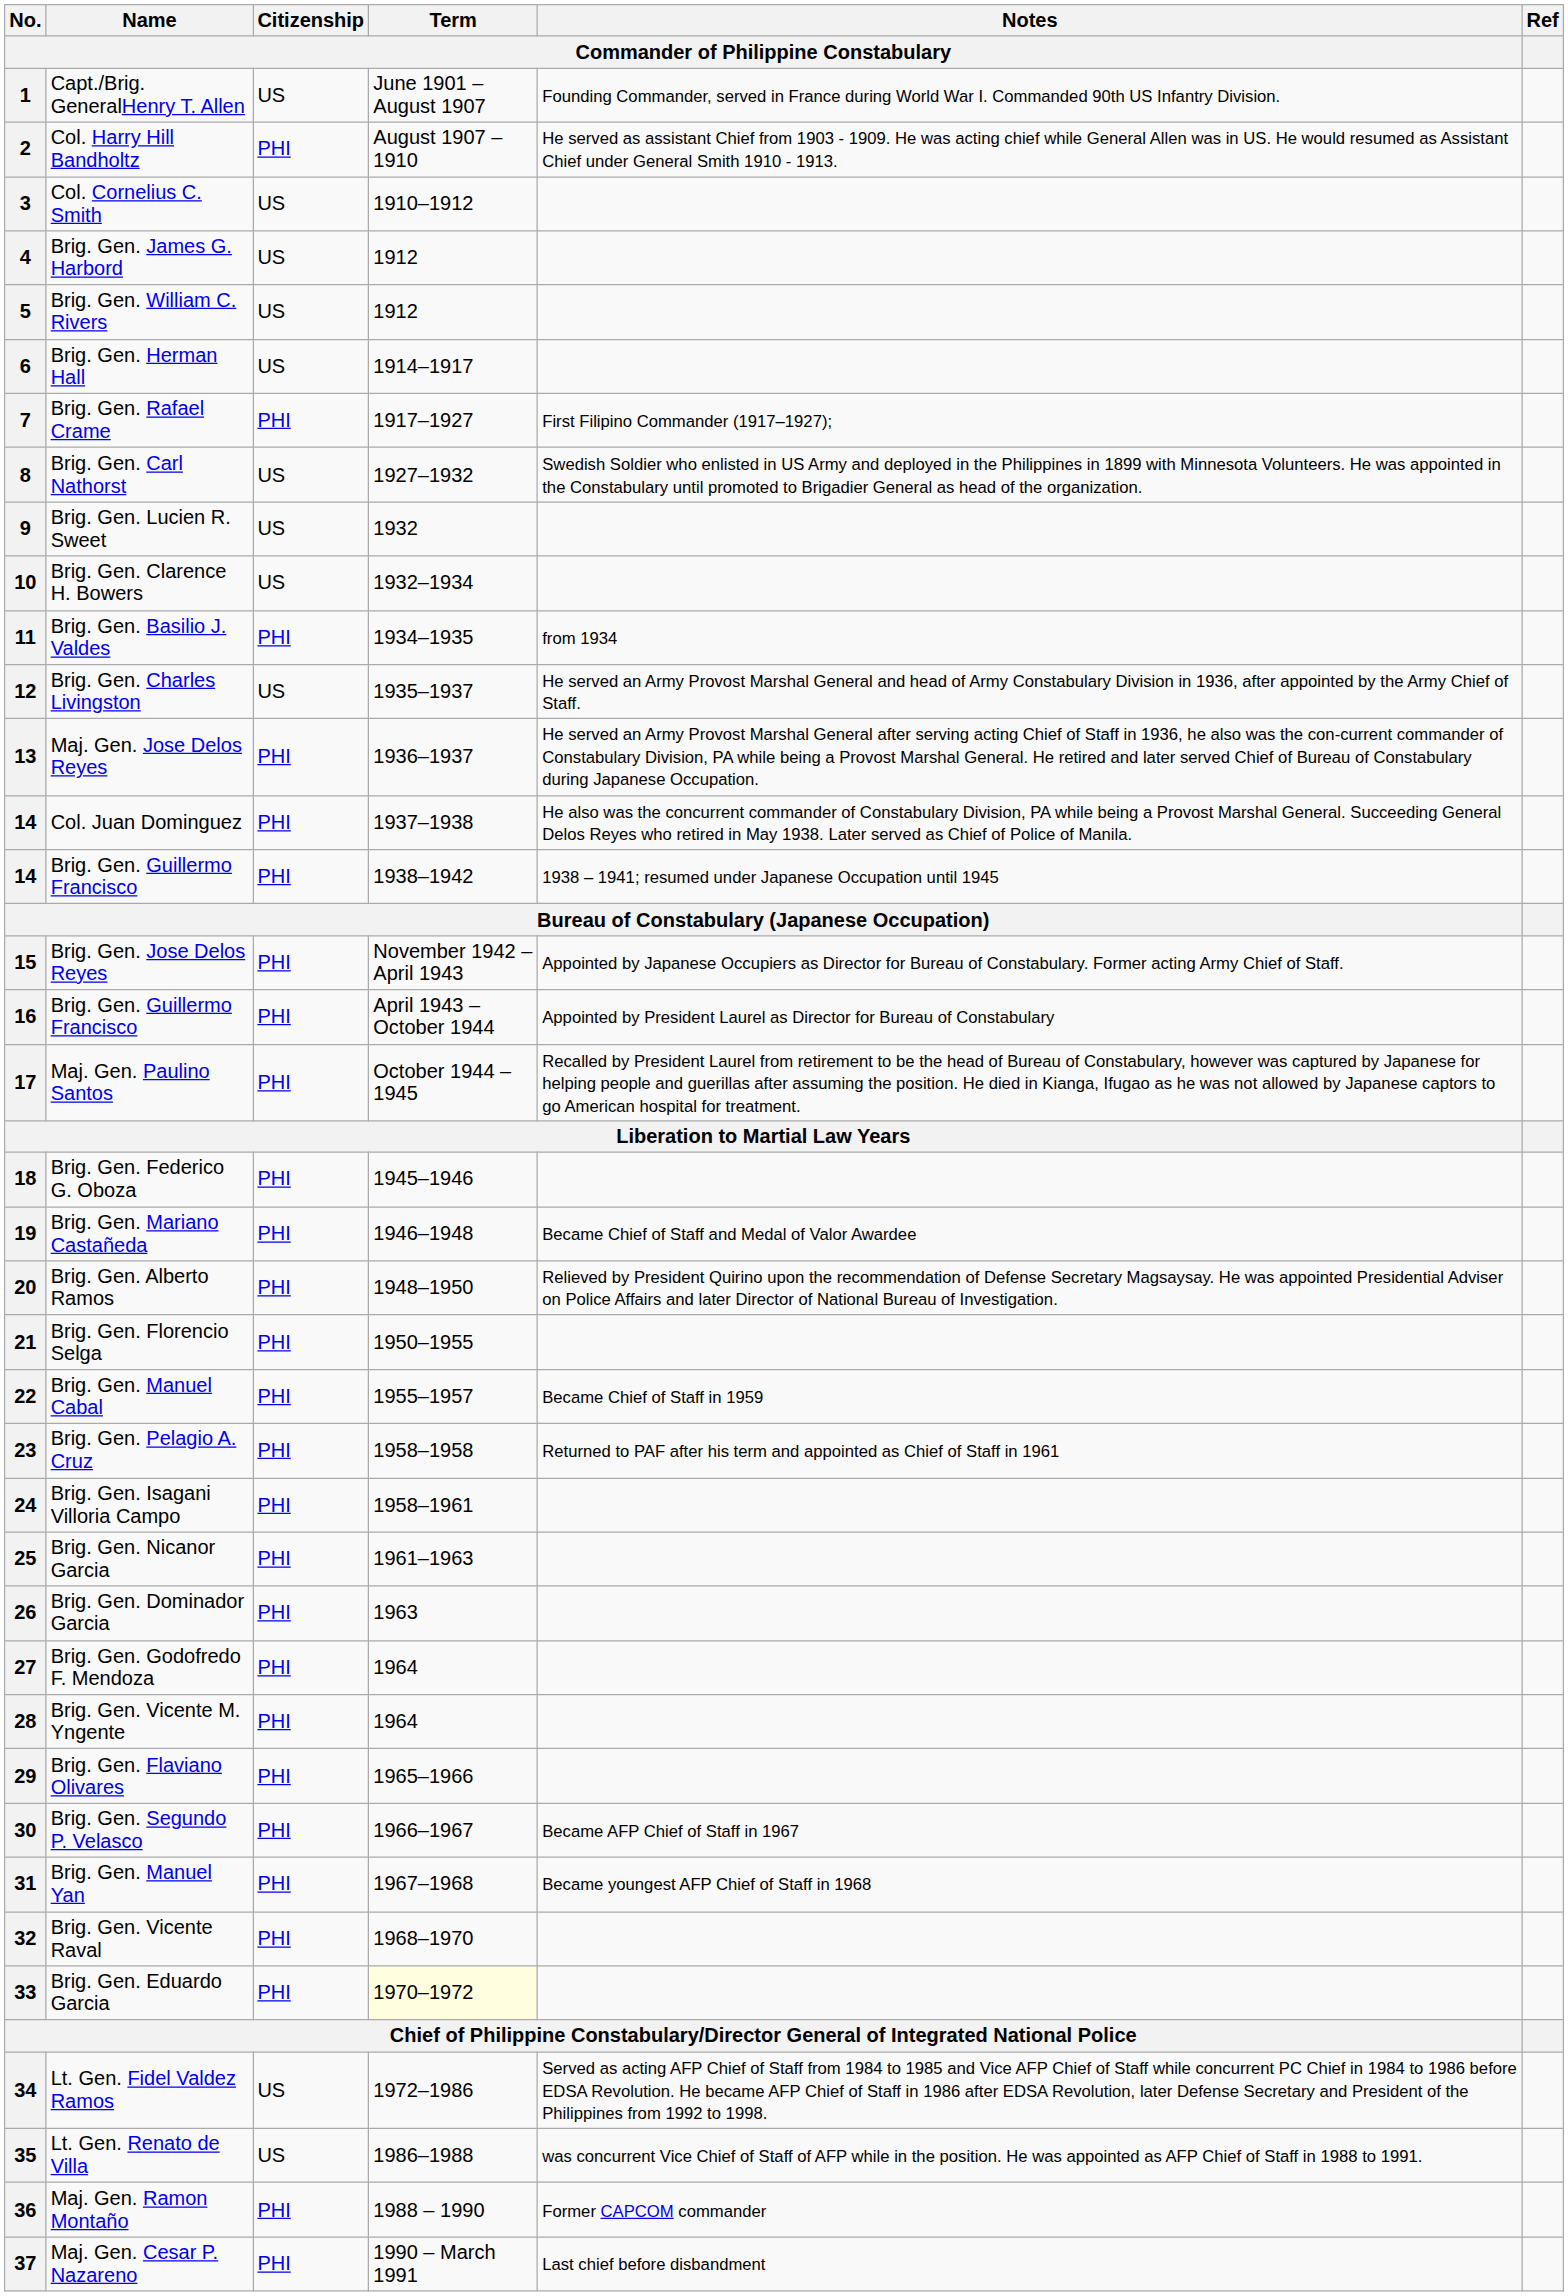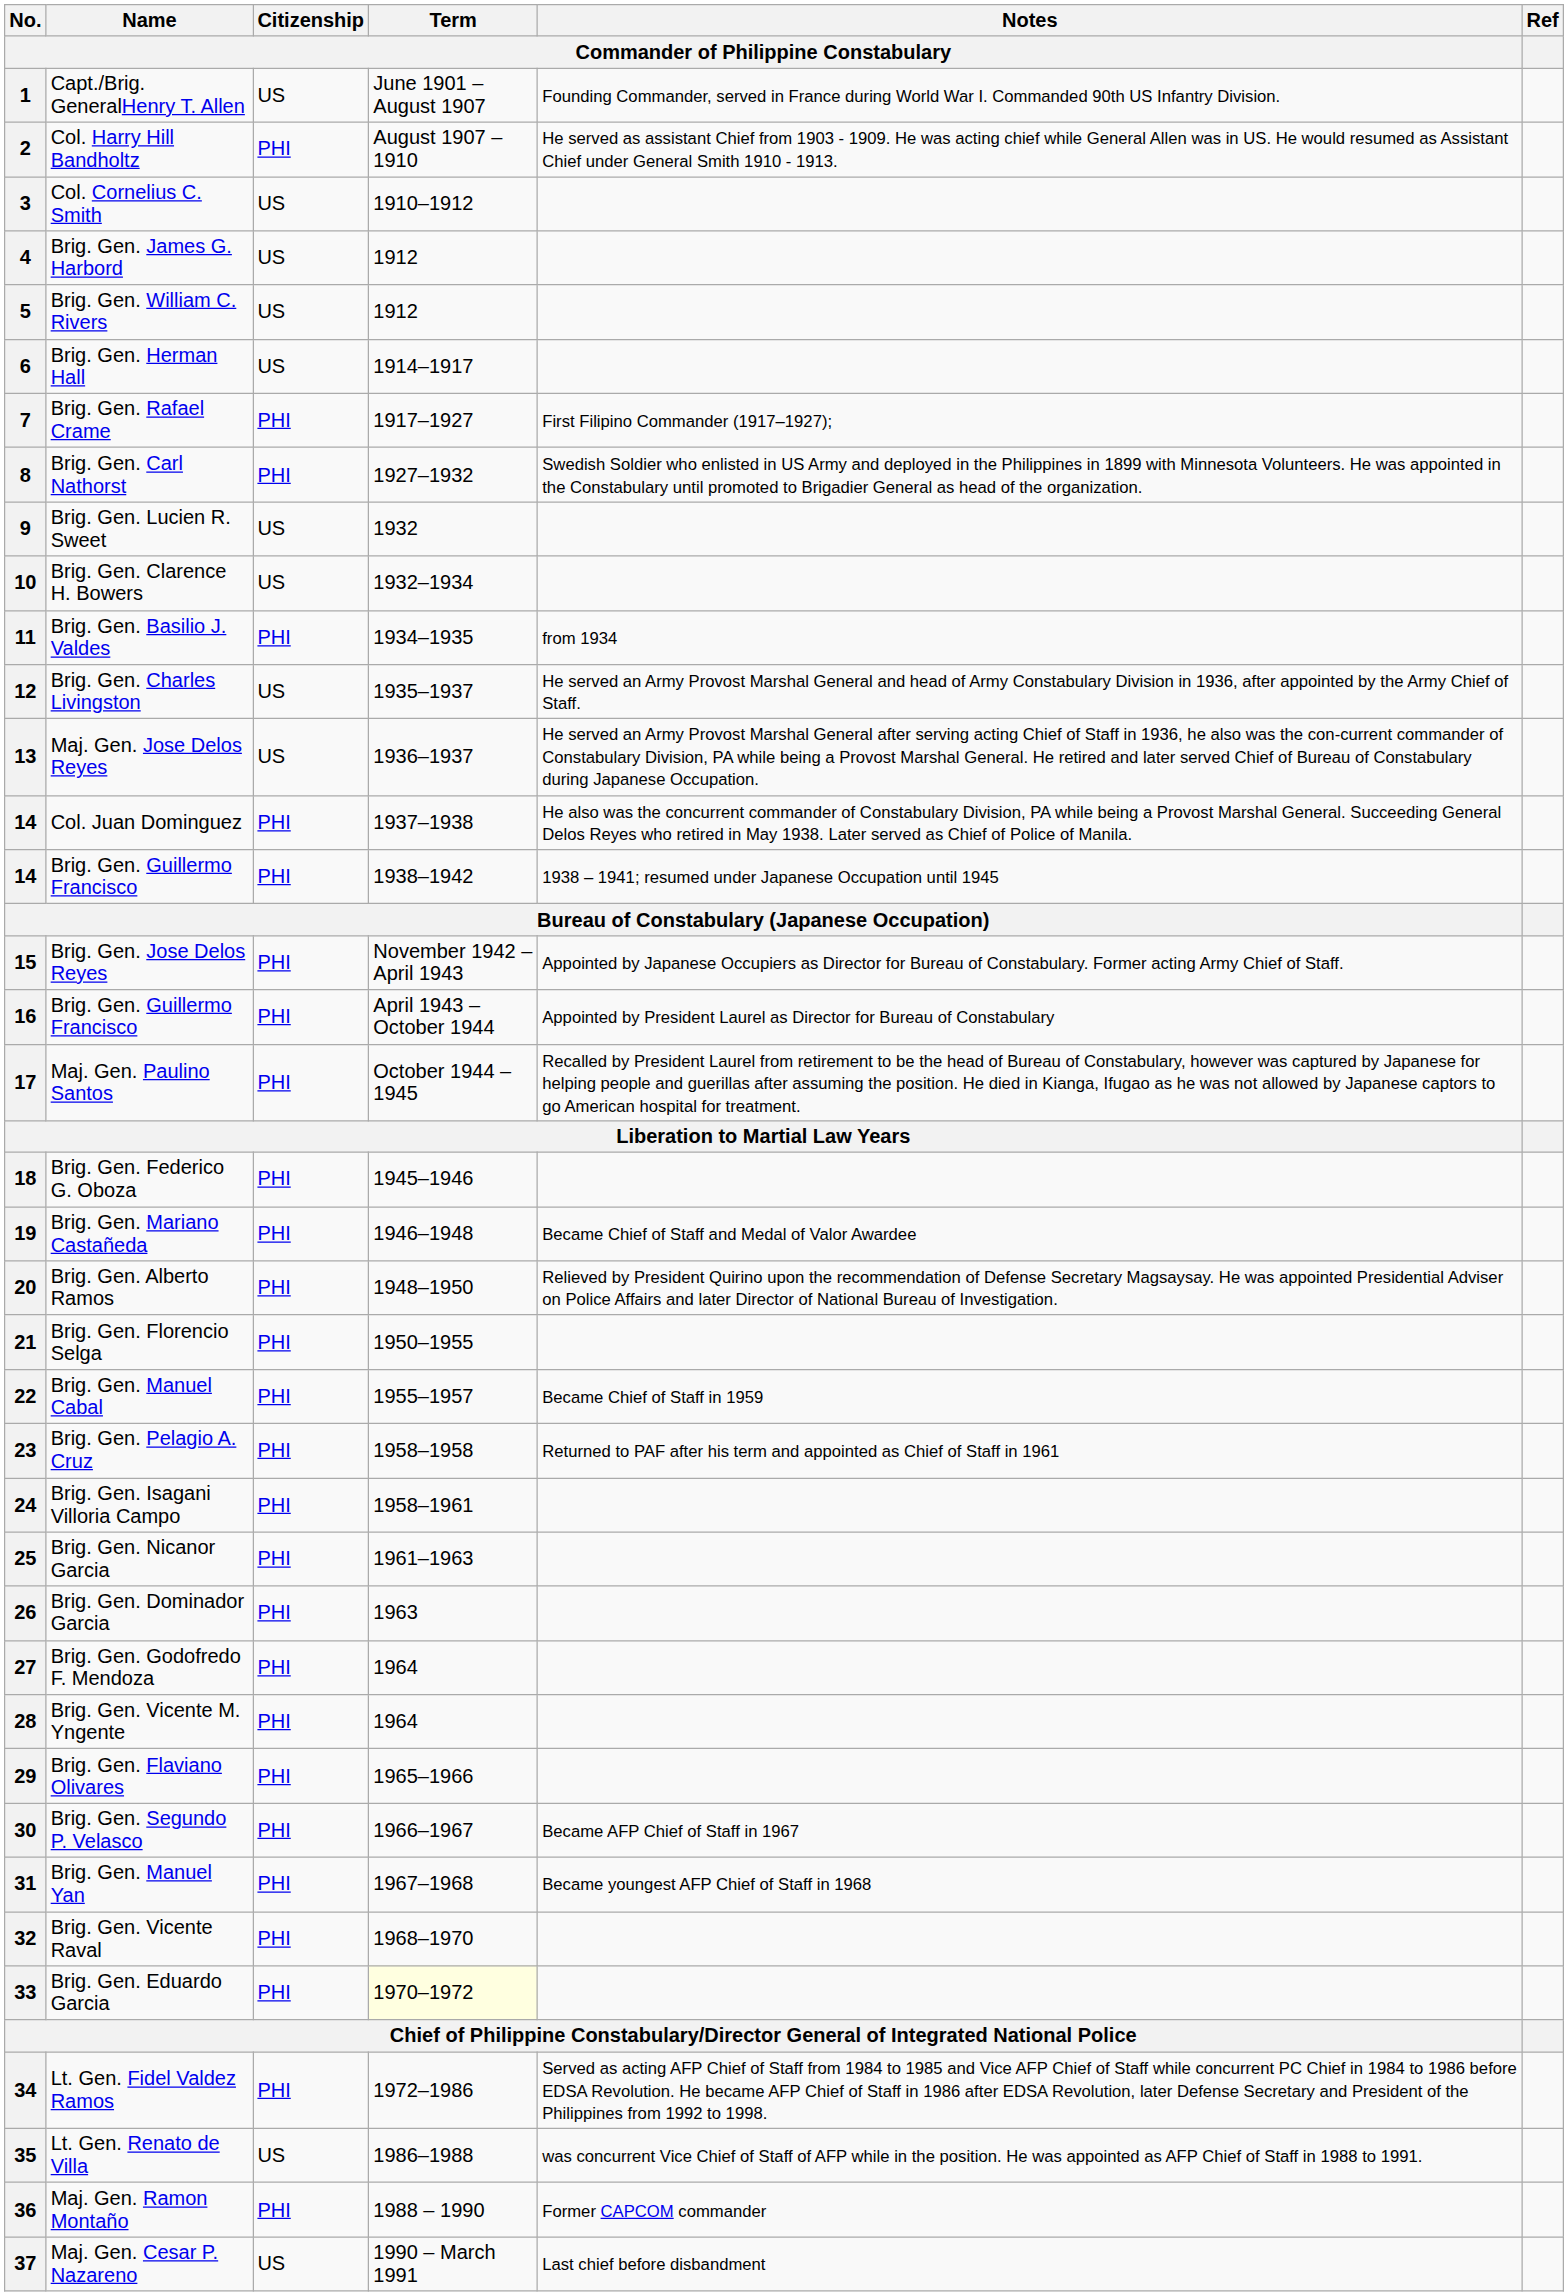(271, 474) US -> (274, 474) PHI
(274, 756) PHI -> (271, 756) US
(271, 2089) US -> (274, 2089) PHI
(274, 2263) PHI -> (271, 2263) US
